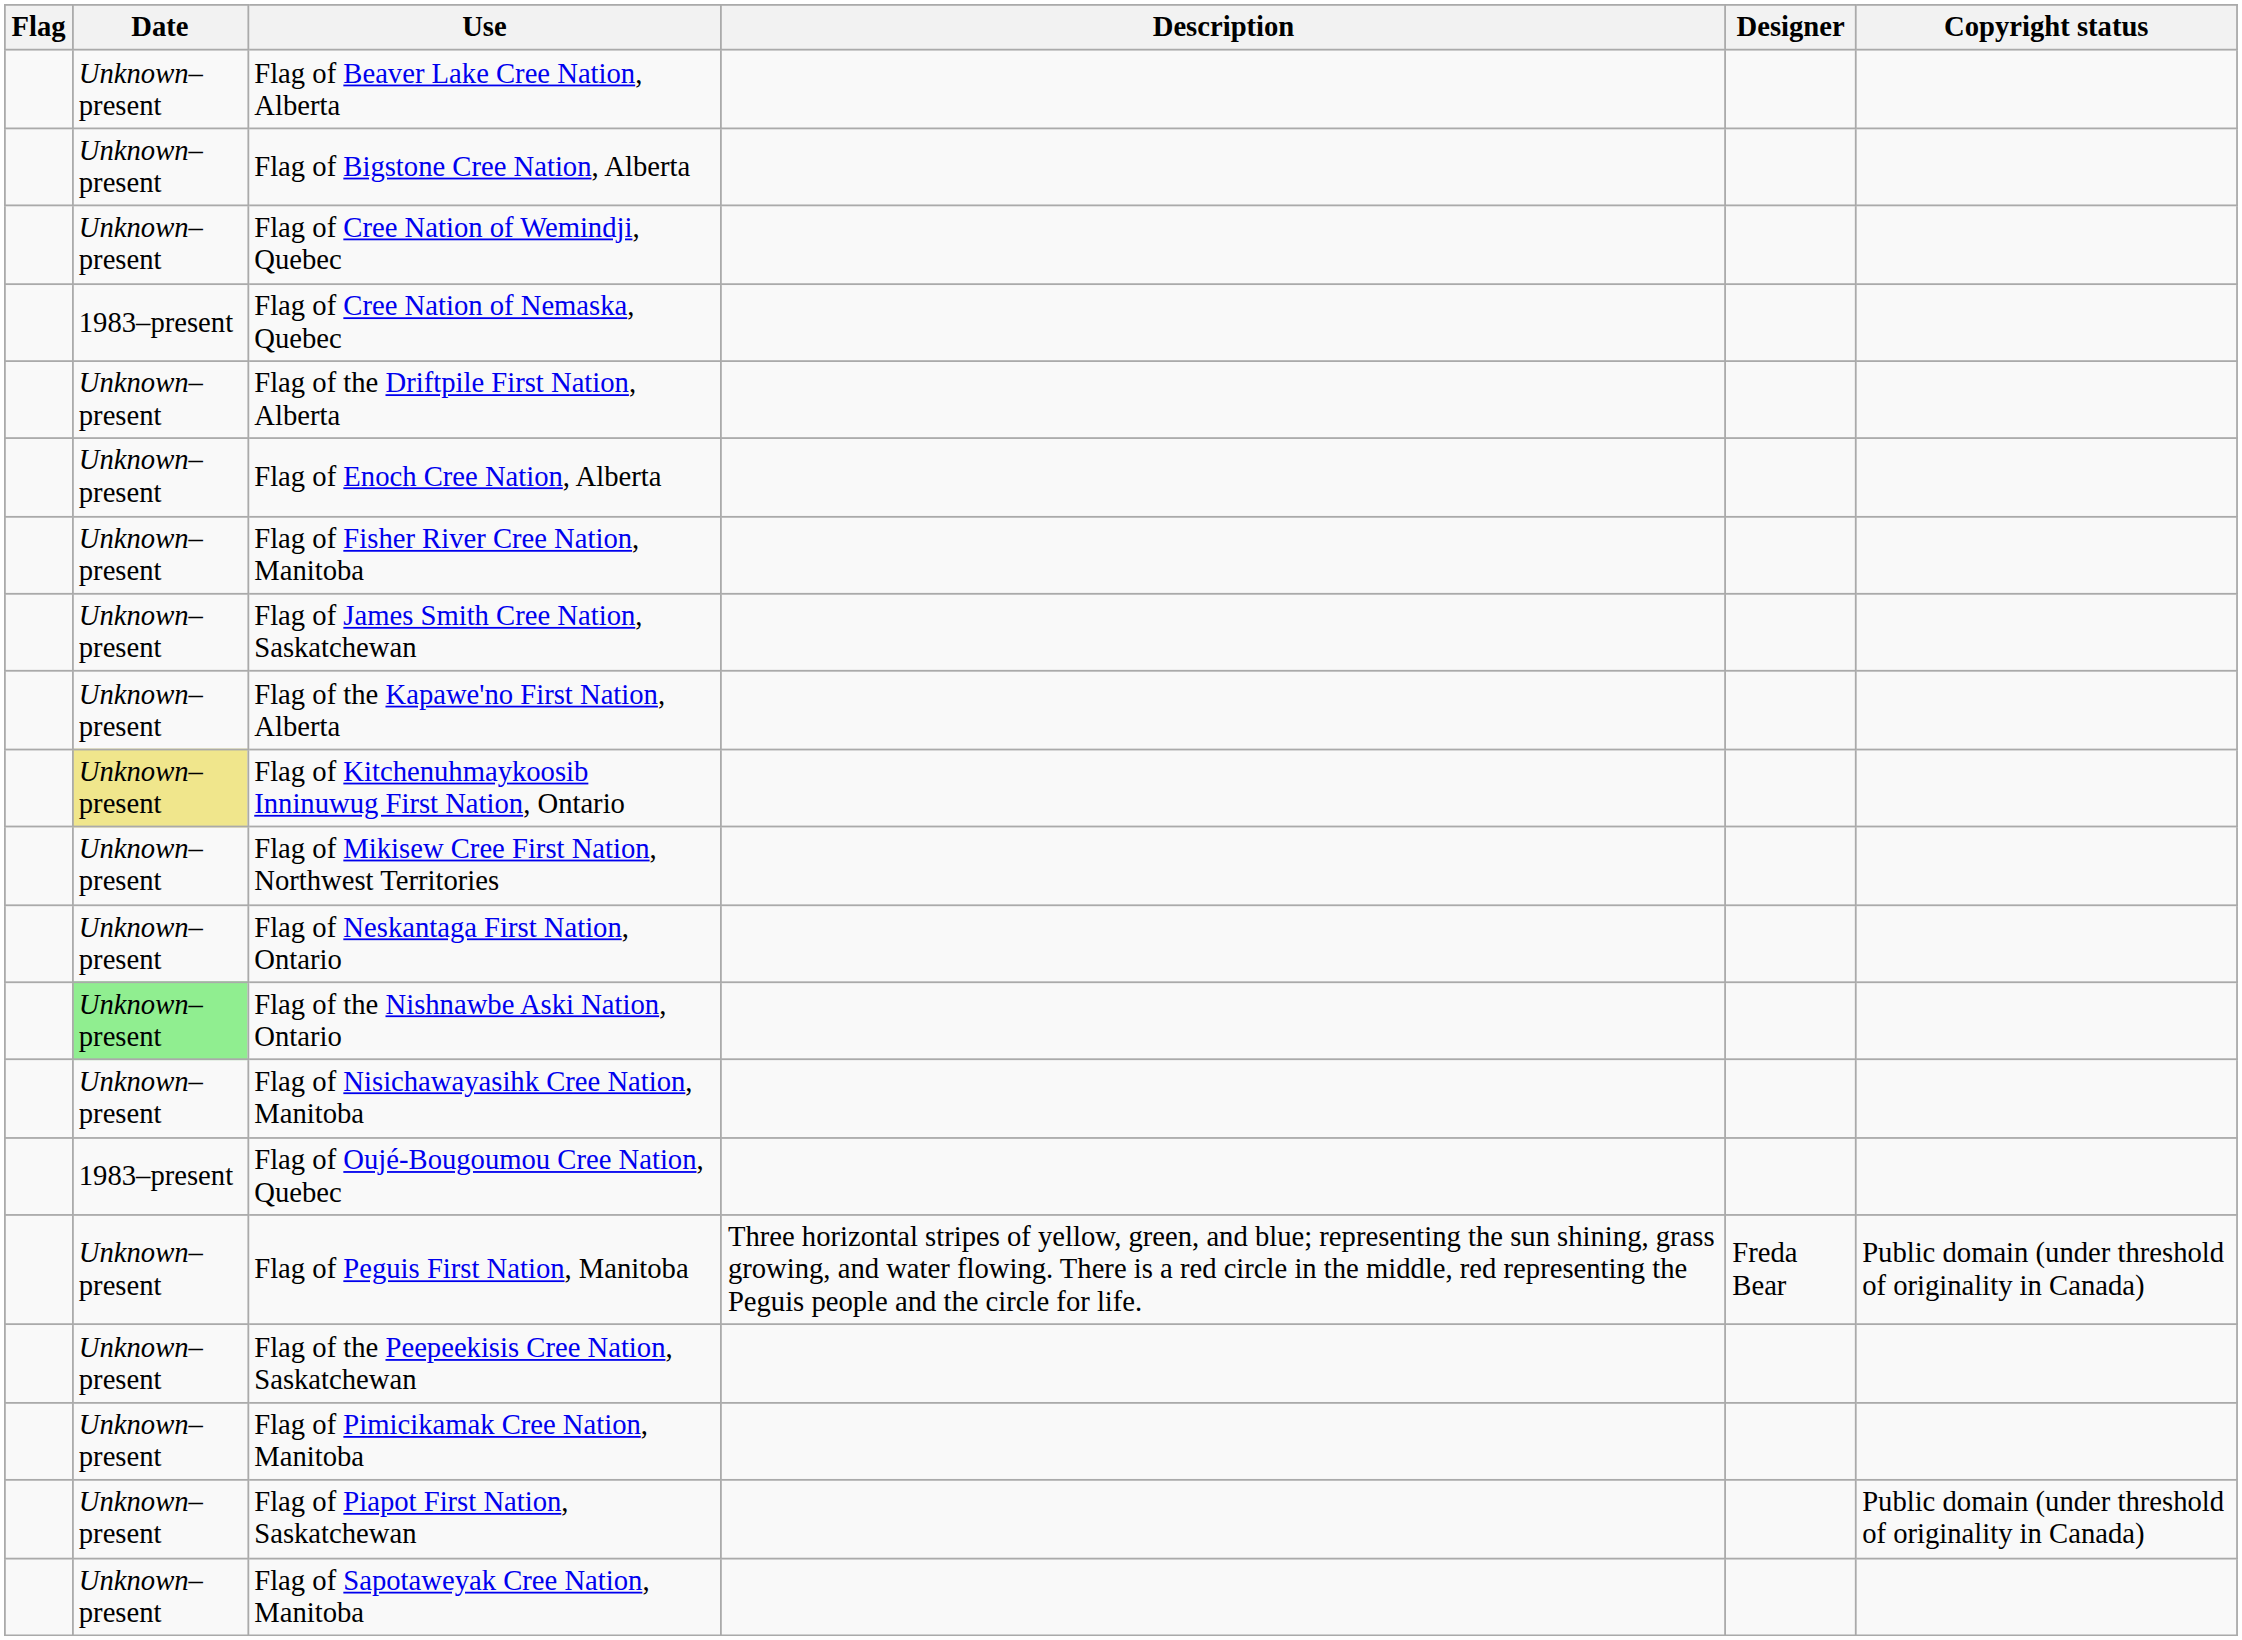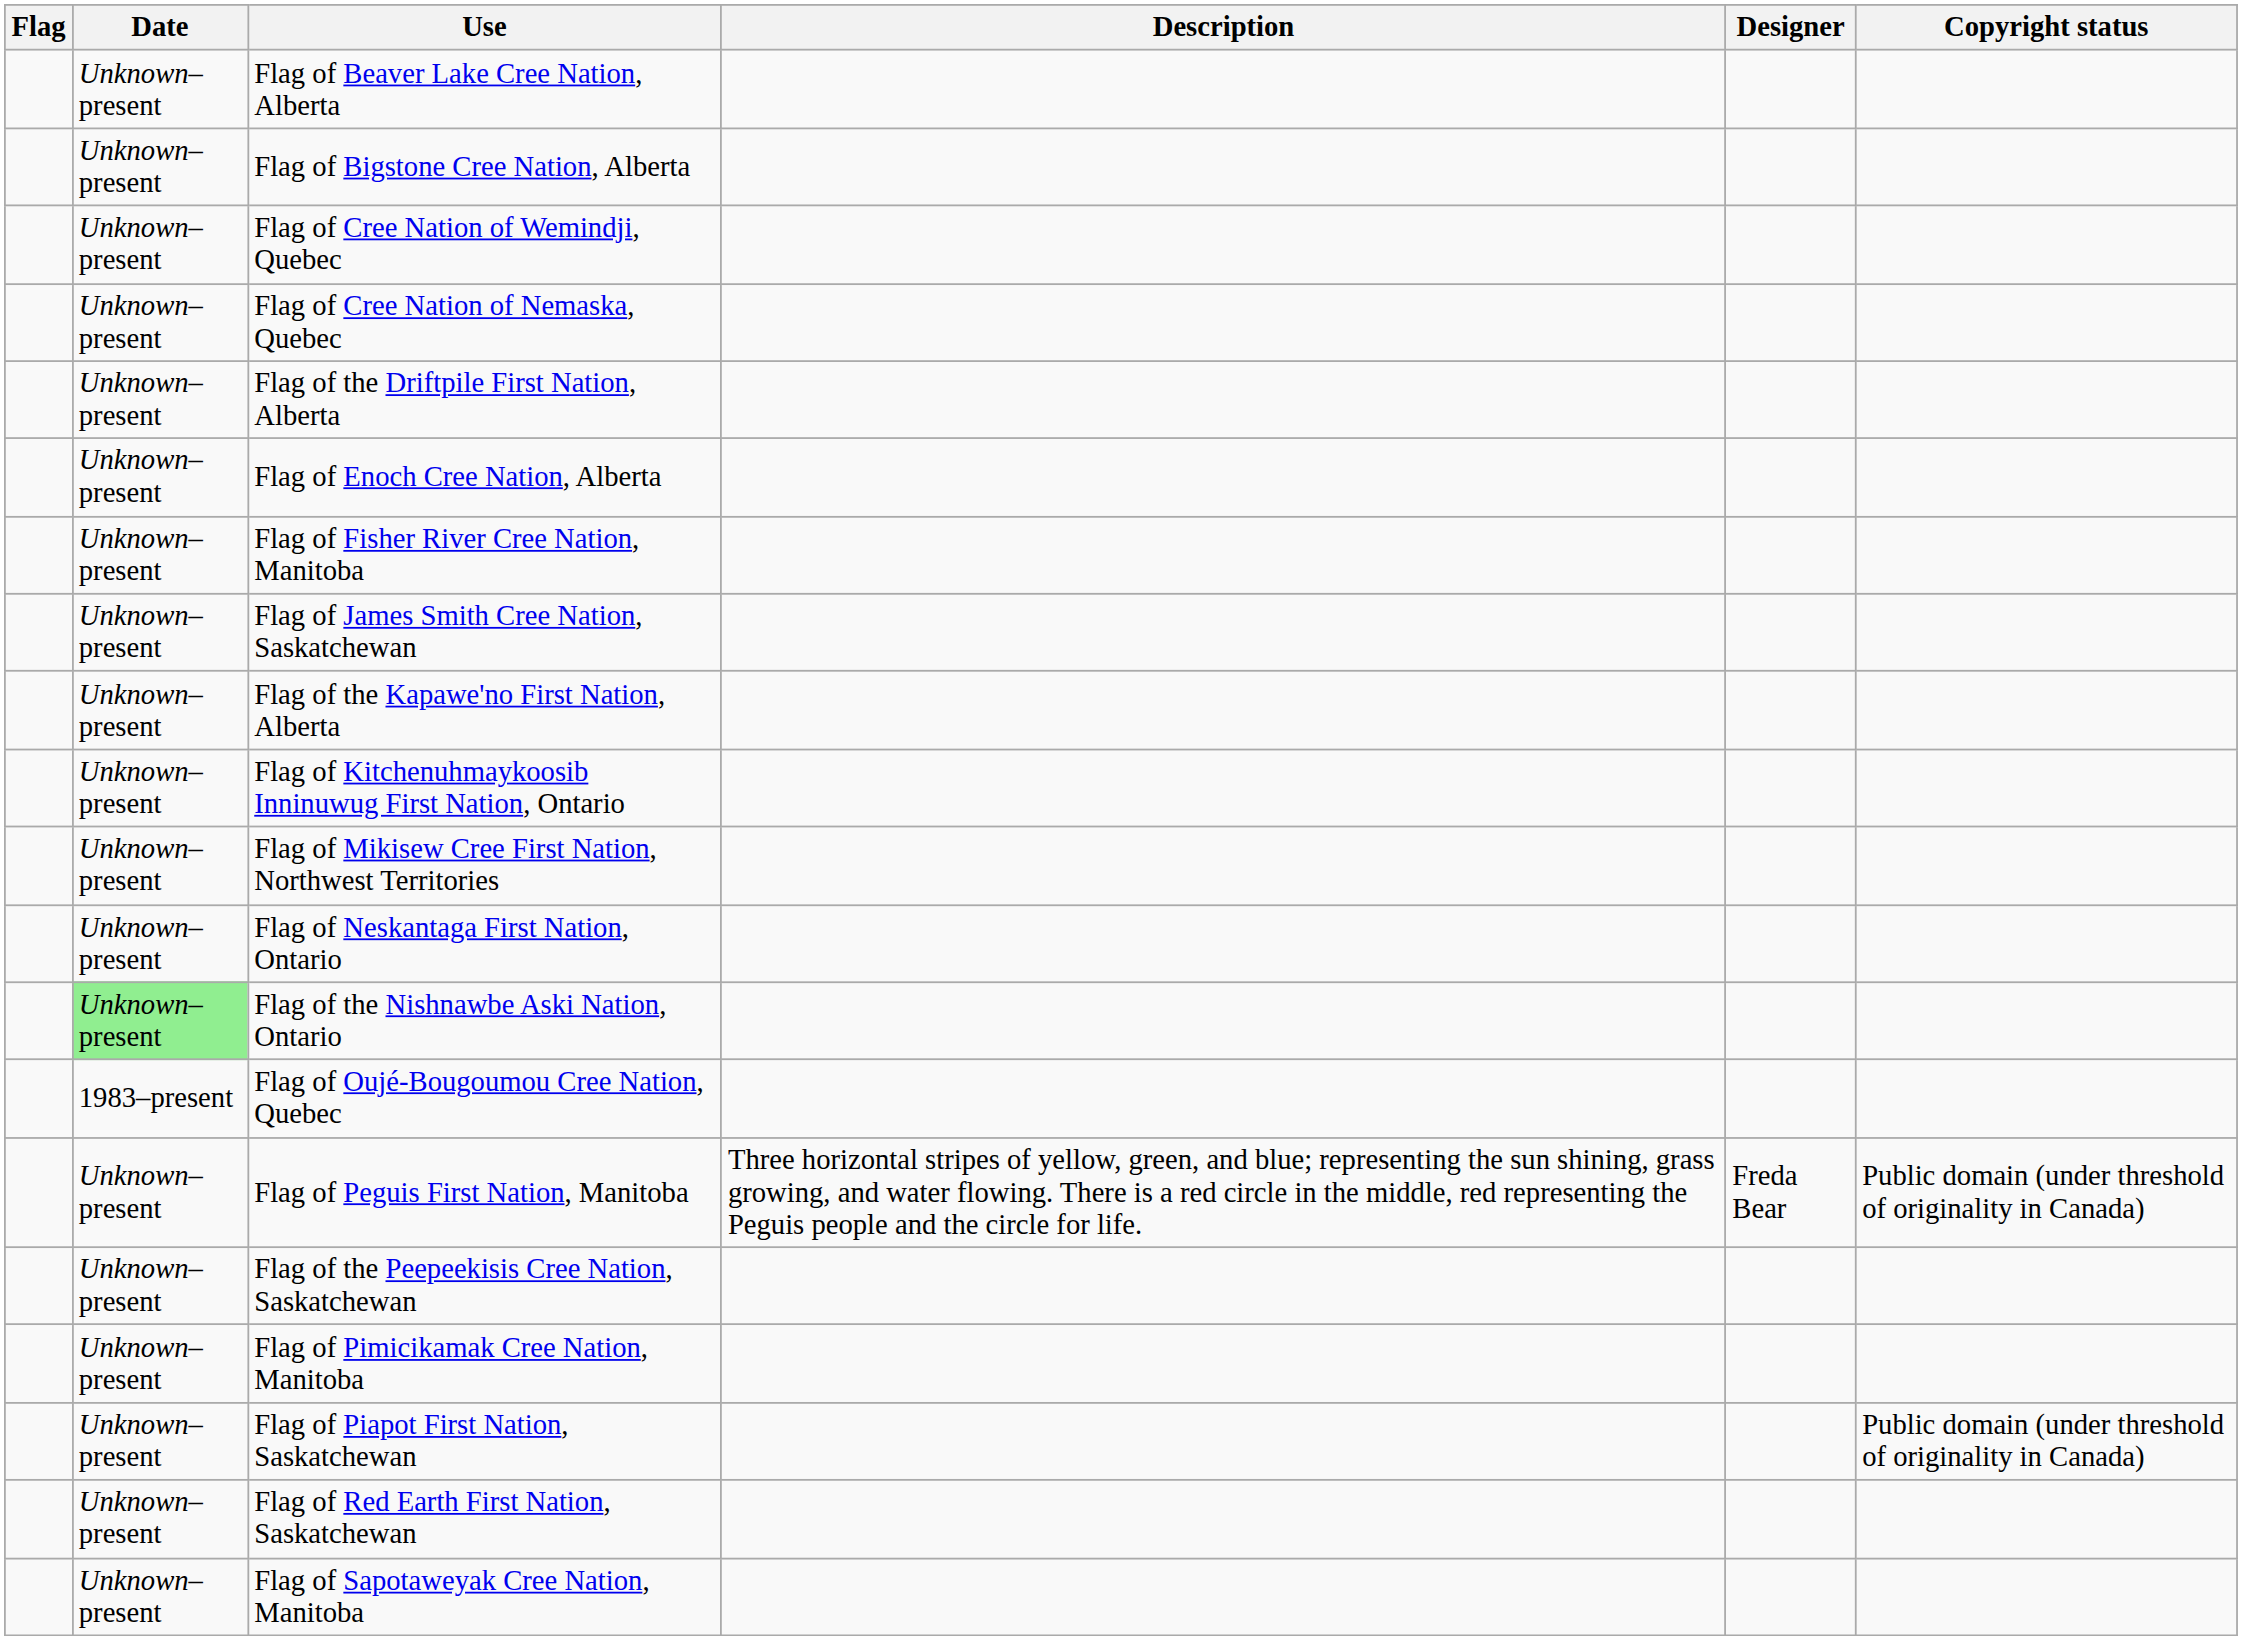(156, 321) 1983–present -> (141, 321) Unknown–present
(141, 787) khaki background -> (141, 787) no background
- row: (473, 1098)
+ row: (432, 1518)
